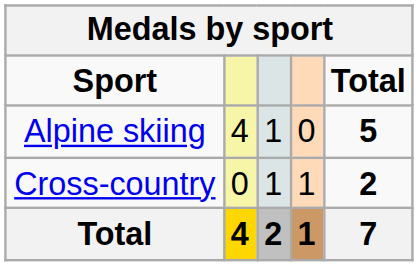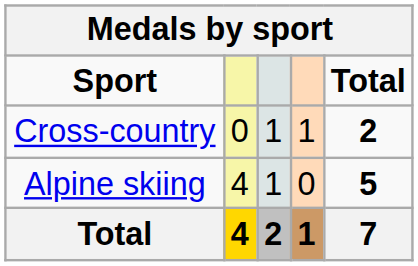rows swapped: (115, 132) <-> (115, 183)
